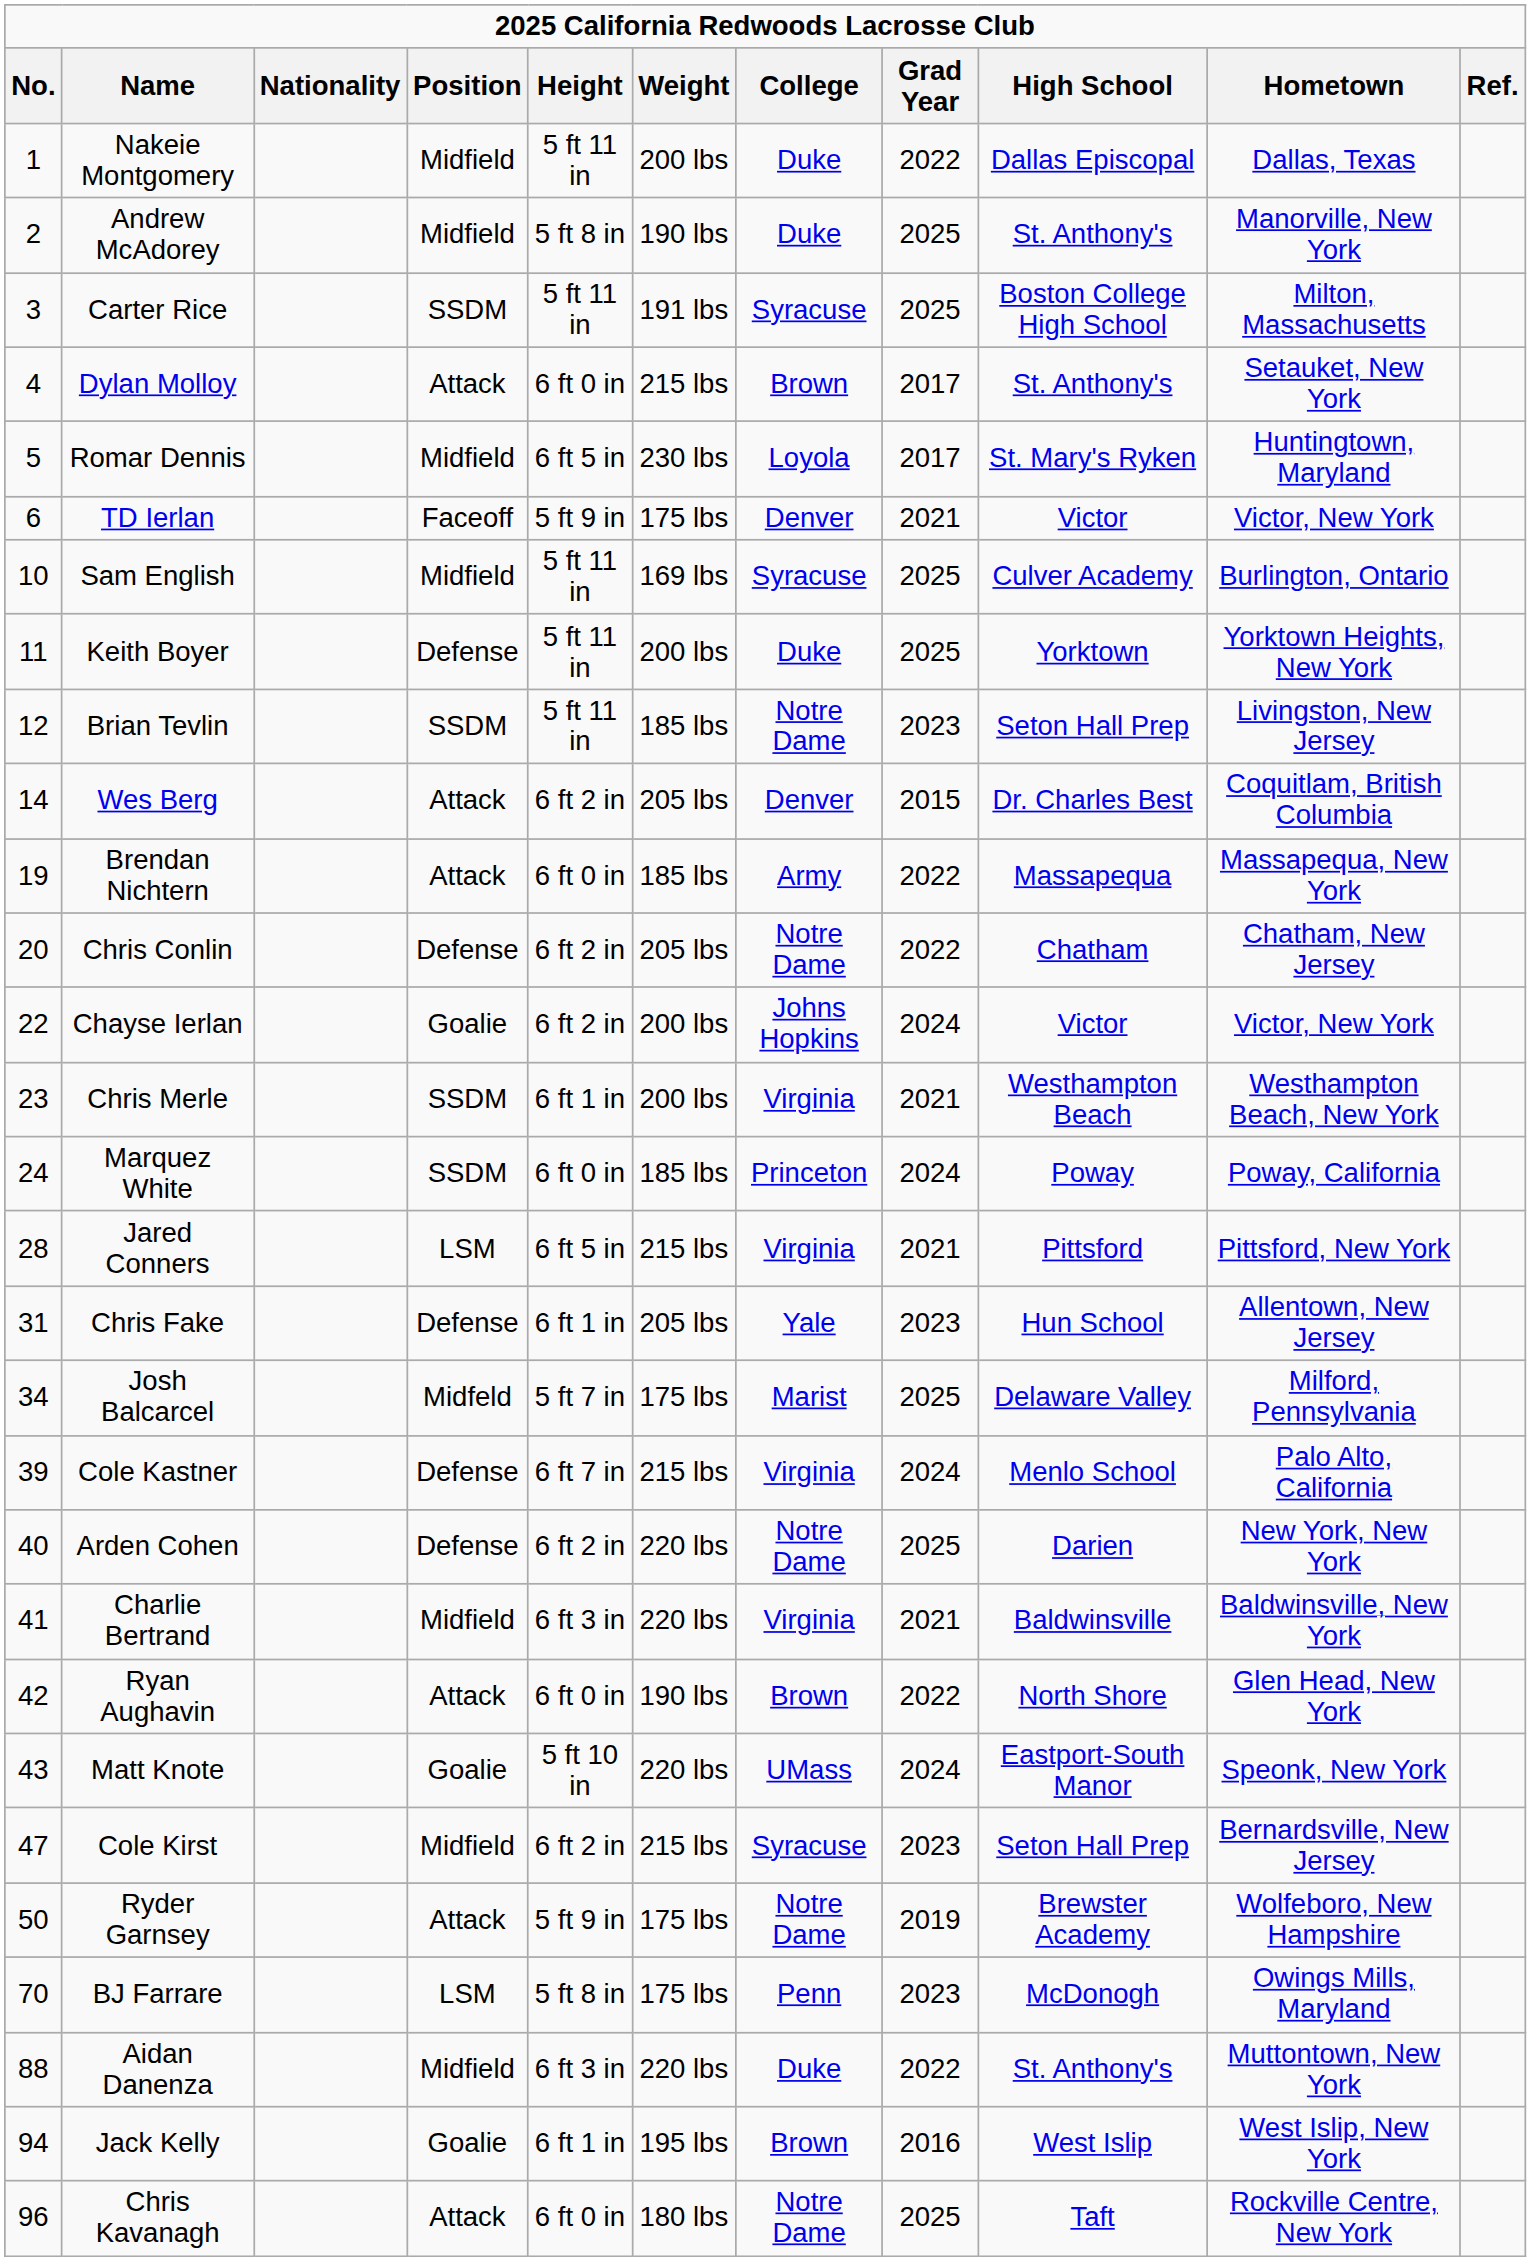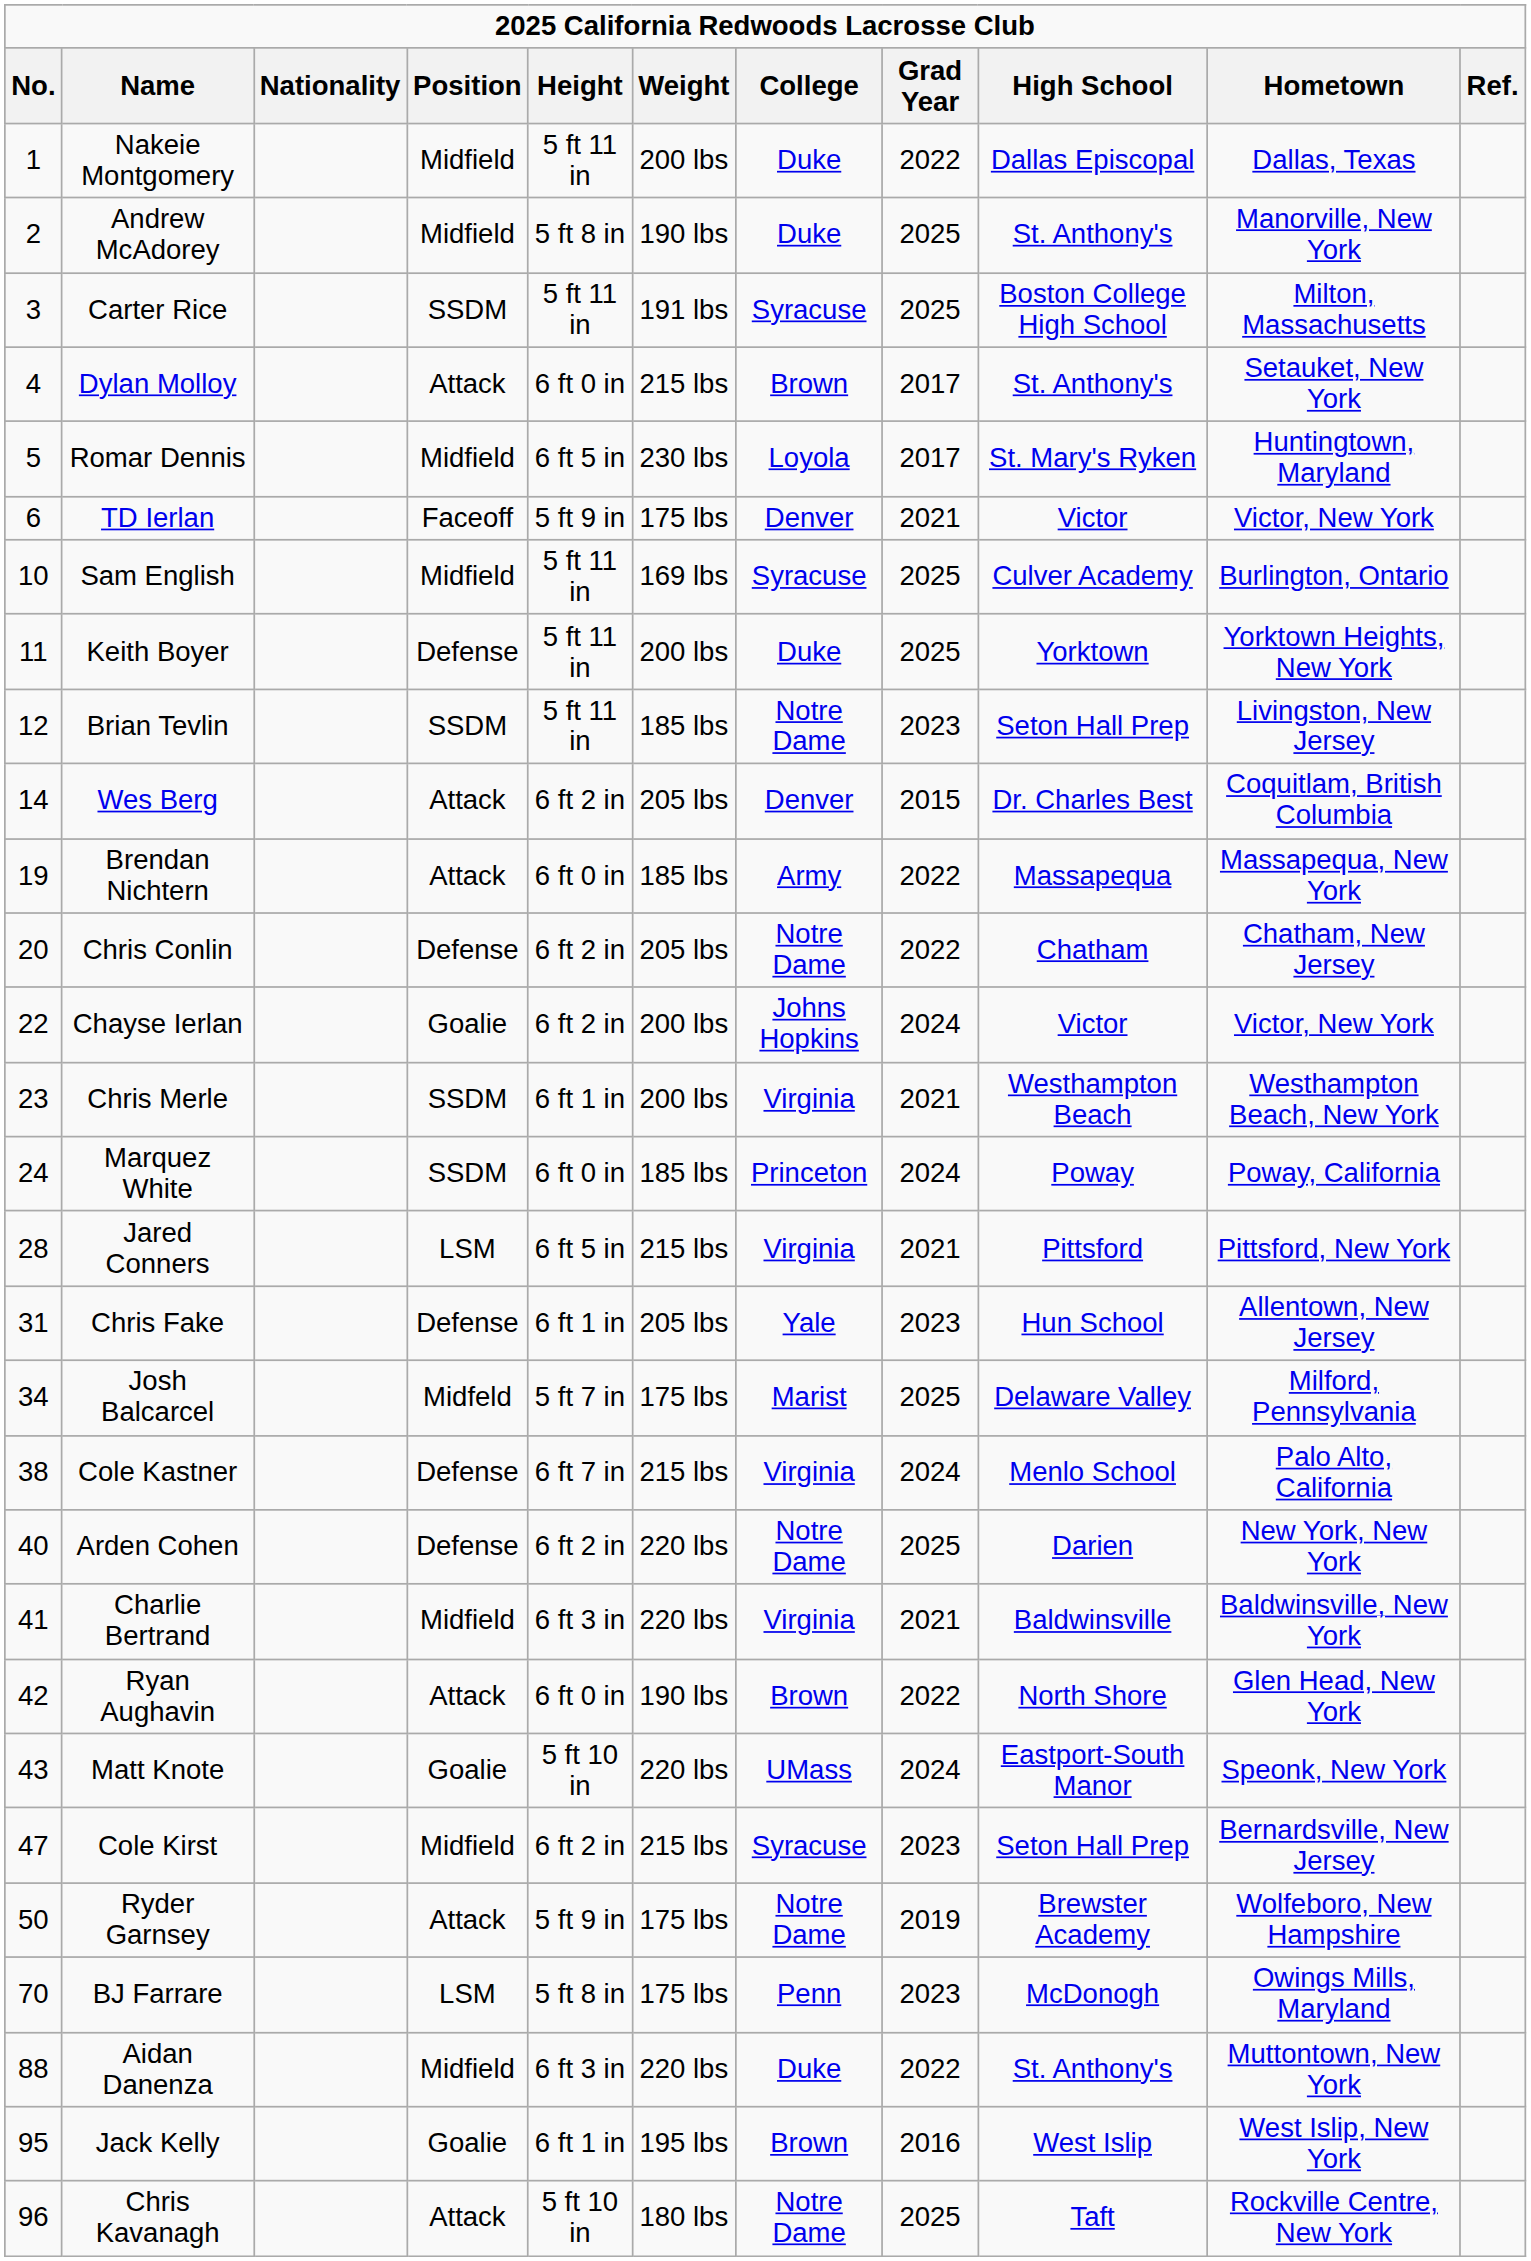(33, 1471) 39 -> (33, 1471) 38
(33, 2143) 94 -> (33, 2143) 95
(580, 2218) 6 ft 0 in -> (580, 2218) 5 ft 10 in
